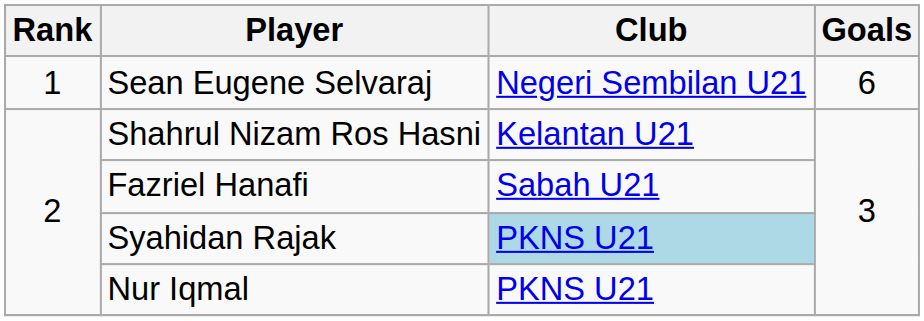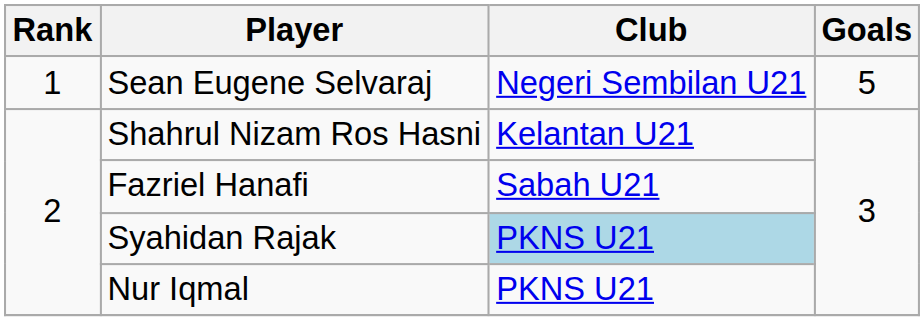(867, 82) 6 -> (867, 82) 5
